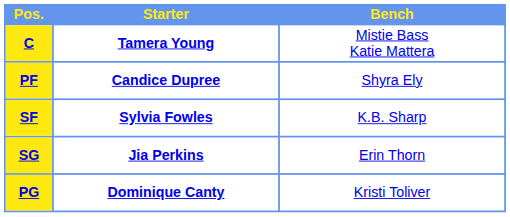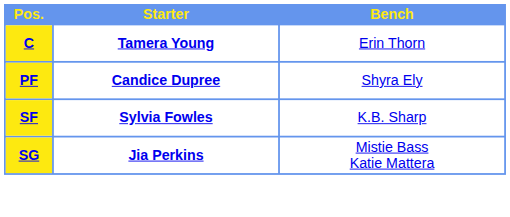(392, 43) Mistie Bass Katie Mattera -> (392, 43) Erin Thorn
(392, 155) Erin Thorn -> (392, 155) Mistie Bass Katie Mattera
- row: (29, 192)
